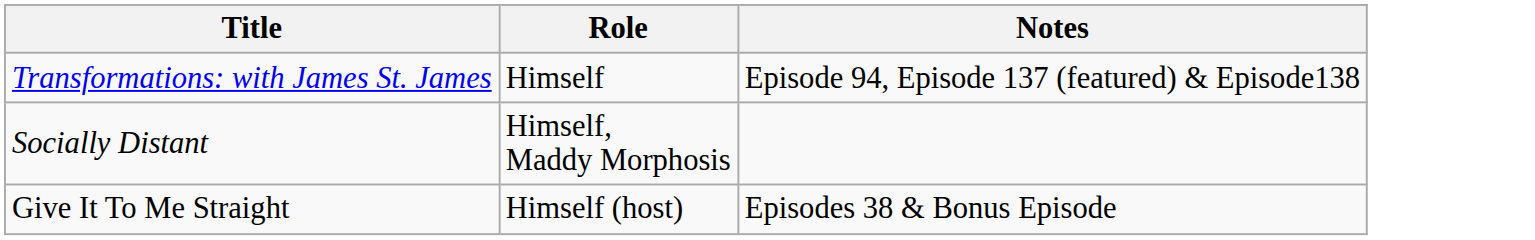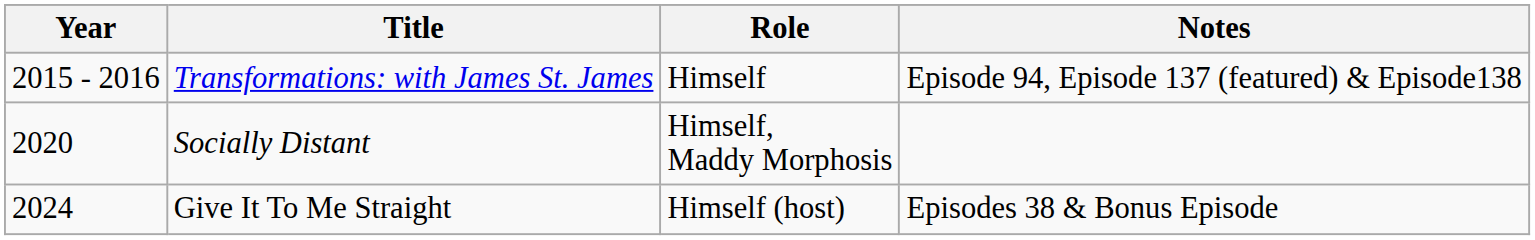+ column: (86, 28)
